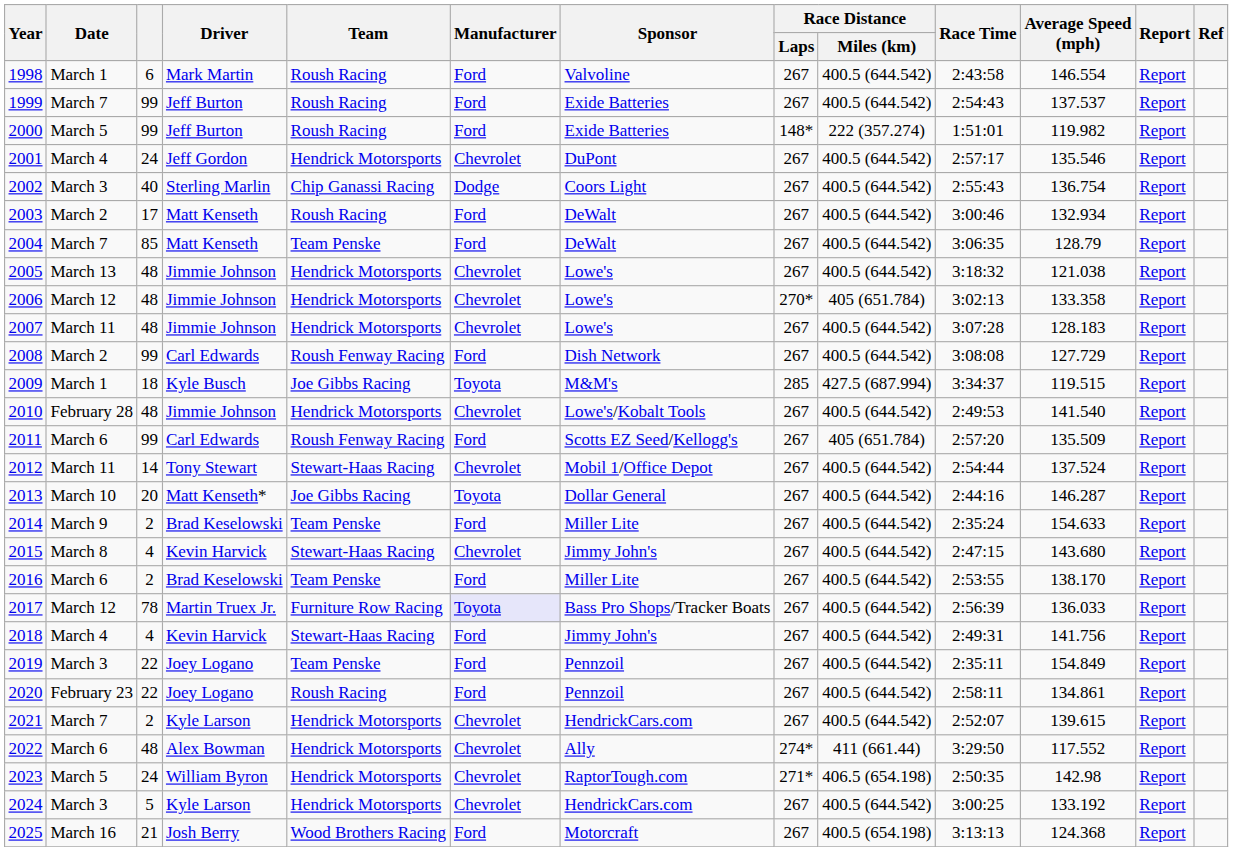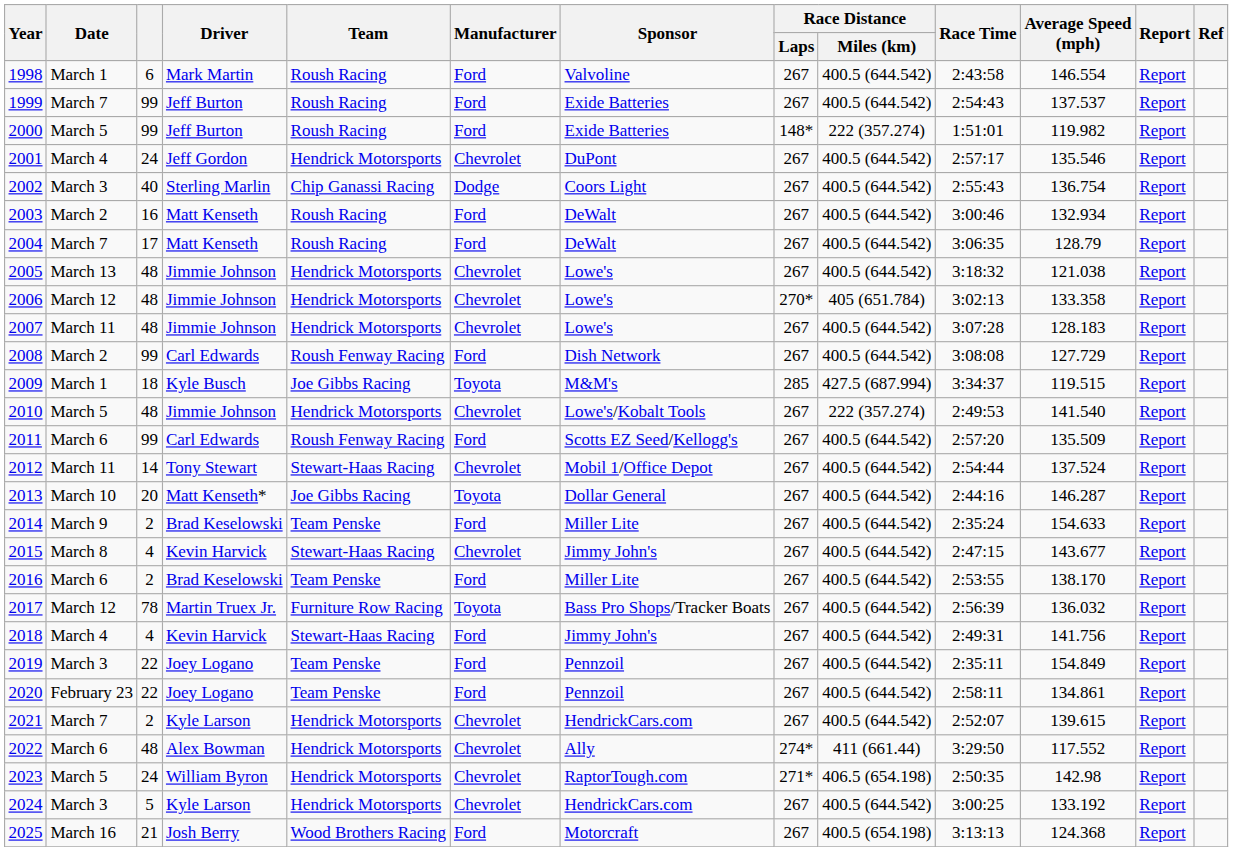(150, 215) 17 -> (150, 215) 16
(150, 243) 85 -> (150, 243) 17
(336, 243) Team Penske -> (339, 243) Roush Racing
(92, 411) February 28 -> (79, 411) March 5
(877, 411) 400.5 (644.542) -> (877, 411) 222 (357.274)
(877, 439) 405 (651.784) -> (877, 439) 400.5 (644.542)
(1078, 552) 143.680 -> (1078, 552) 143.677
(477, 608) lavender background -> (477, 608) no background
(1078, 608) 136.033 -> (1078, 608) 136.032
(339, 692) Roush Racing -> (336, 692) Team Penske
